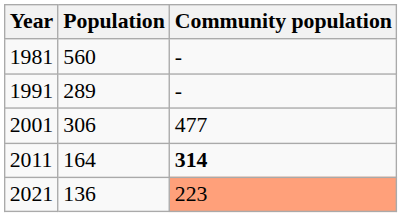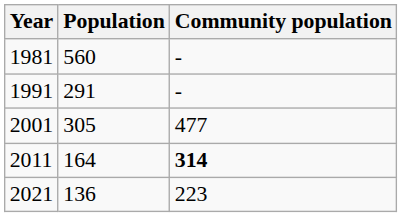(80, 90) 289 -> (80, 90) 291
(80, 125) 306 -> (80, 125) 305
(191, 194) lightsalmon background -> (191, 194) no background
